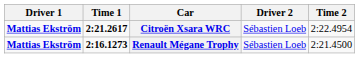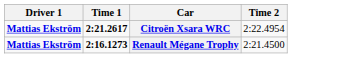- column: (275, 12)
